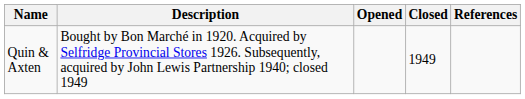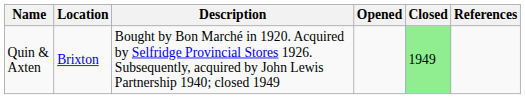+ column: (83, 15)
(422, 59) no background -> (422, 59) lightgreen background
